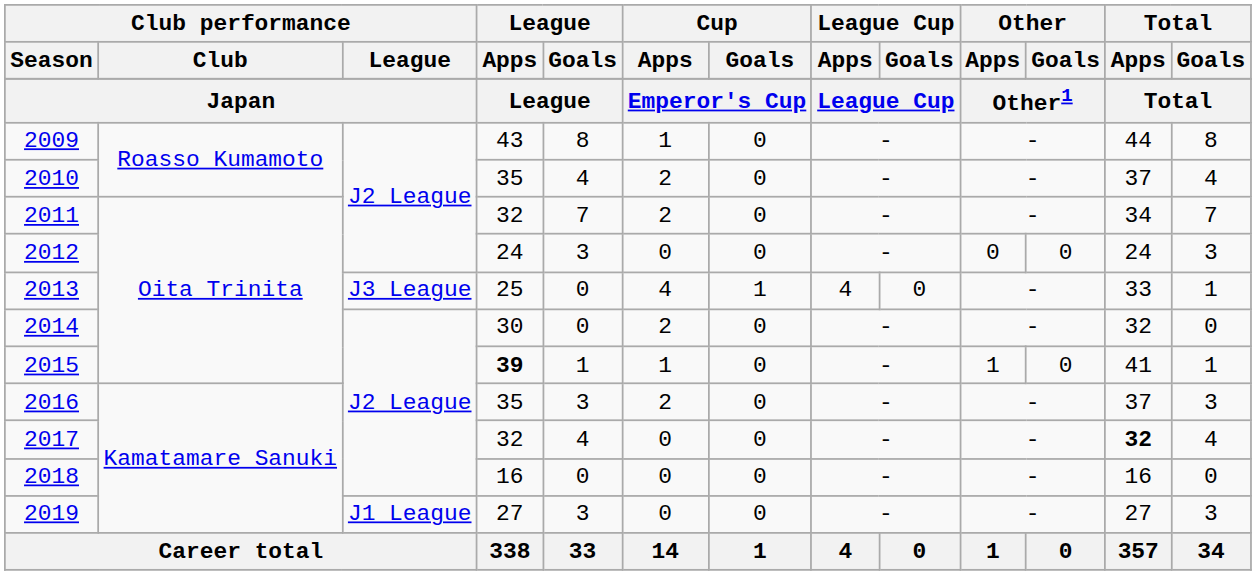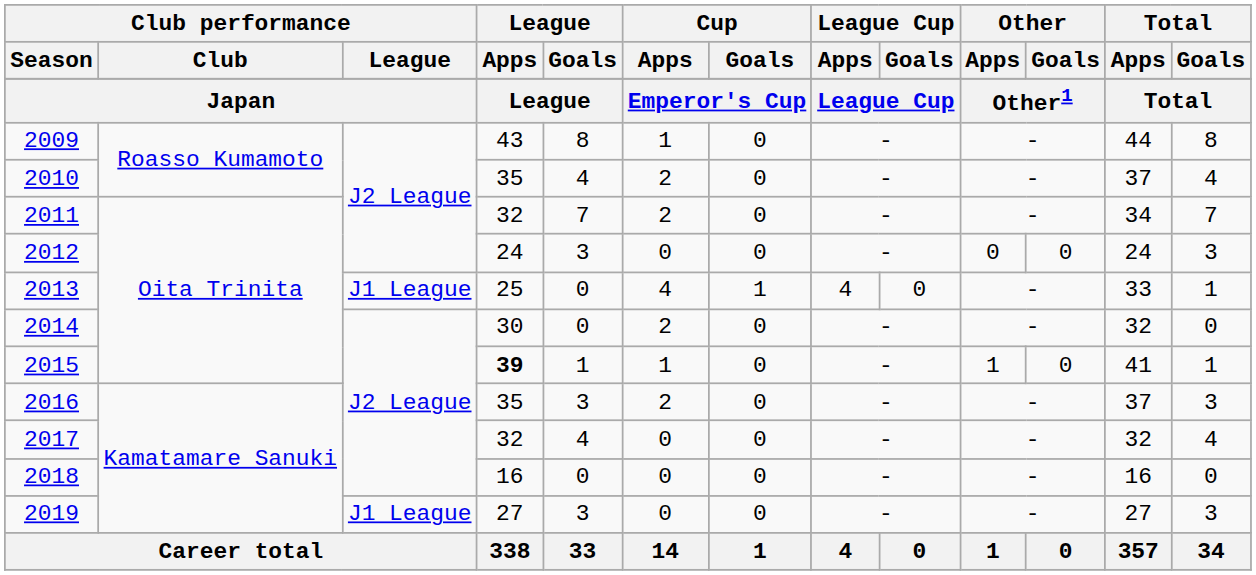(410, 290) J3 League -> (410, 290) J1 League
(1138, 440) bold -> (1138, 440) normal
